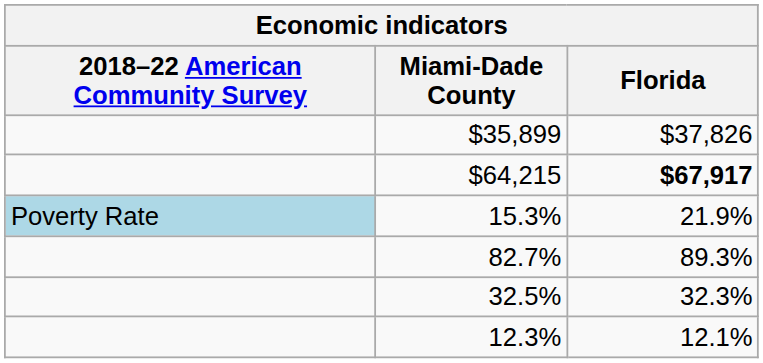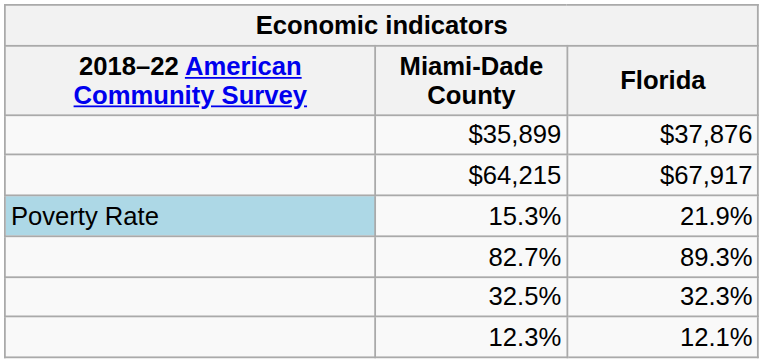(706, 135) $37,826 -> (706, 135) $37,876
(706, 175) bold -> (706, 175) normal
